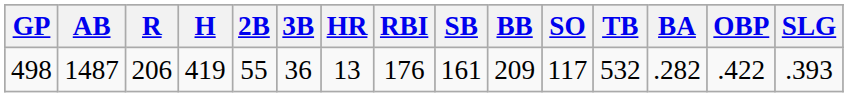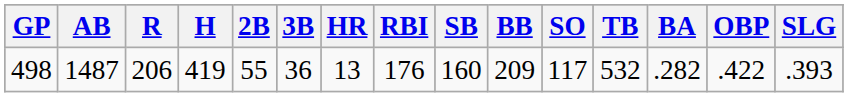(461, 69) 161 -> (461, 69) 160
